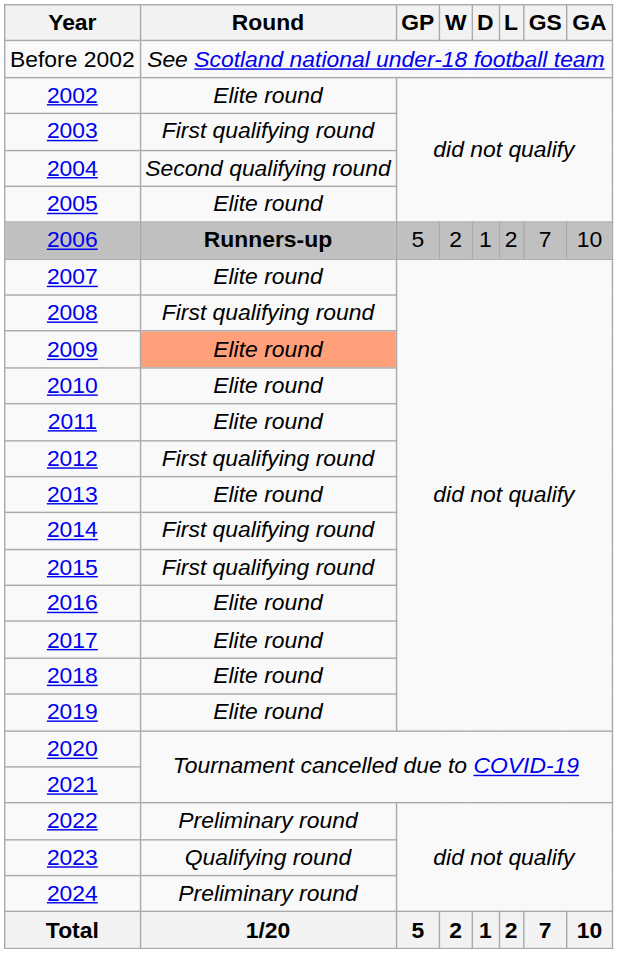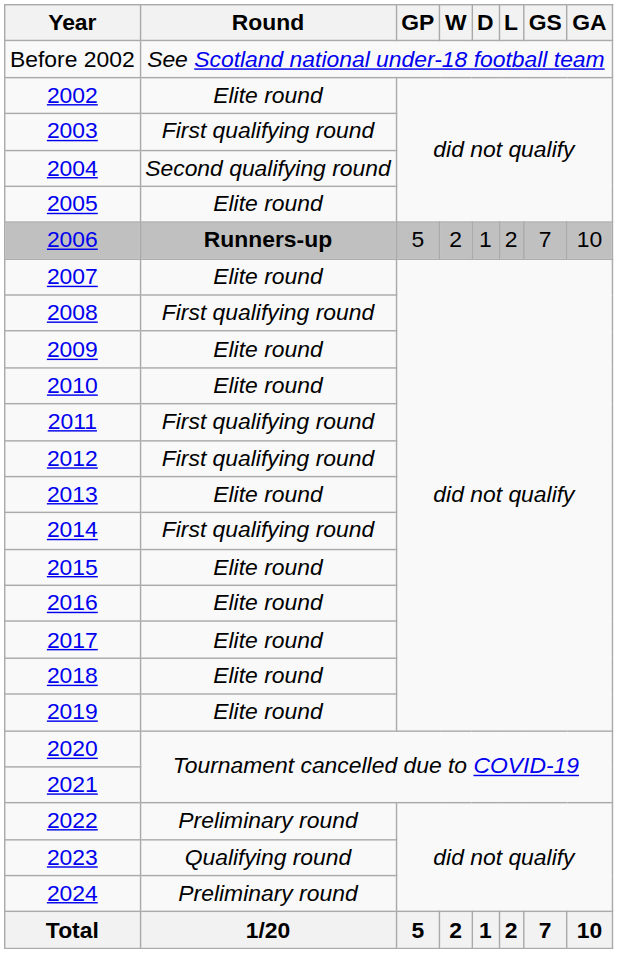(268, 349) lightsalmon background -> (268, 349) no background
(268, 421) Elite round -> (268, 421) First qualifying round
(268, 566) First qualifying round -> (268, 566) Elite round
